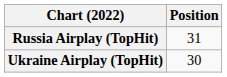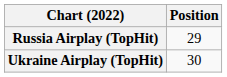(194, 38) 31 -> (194, 38) 29
